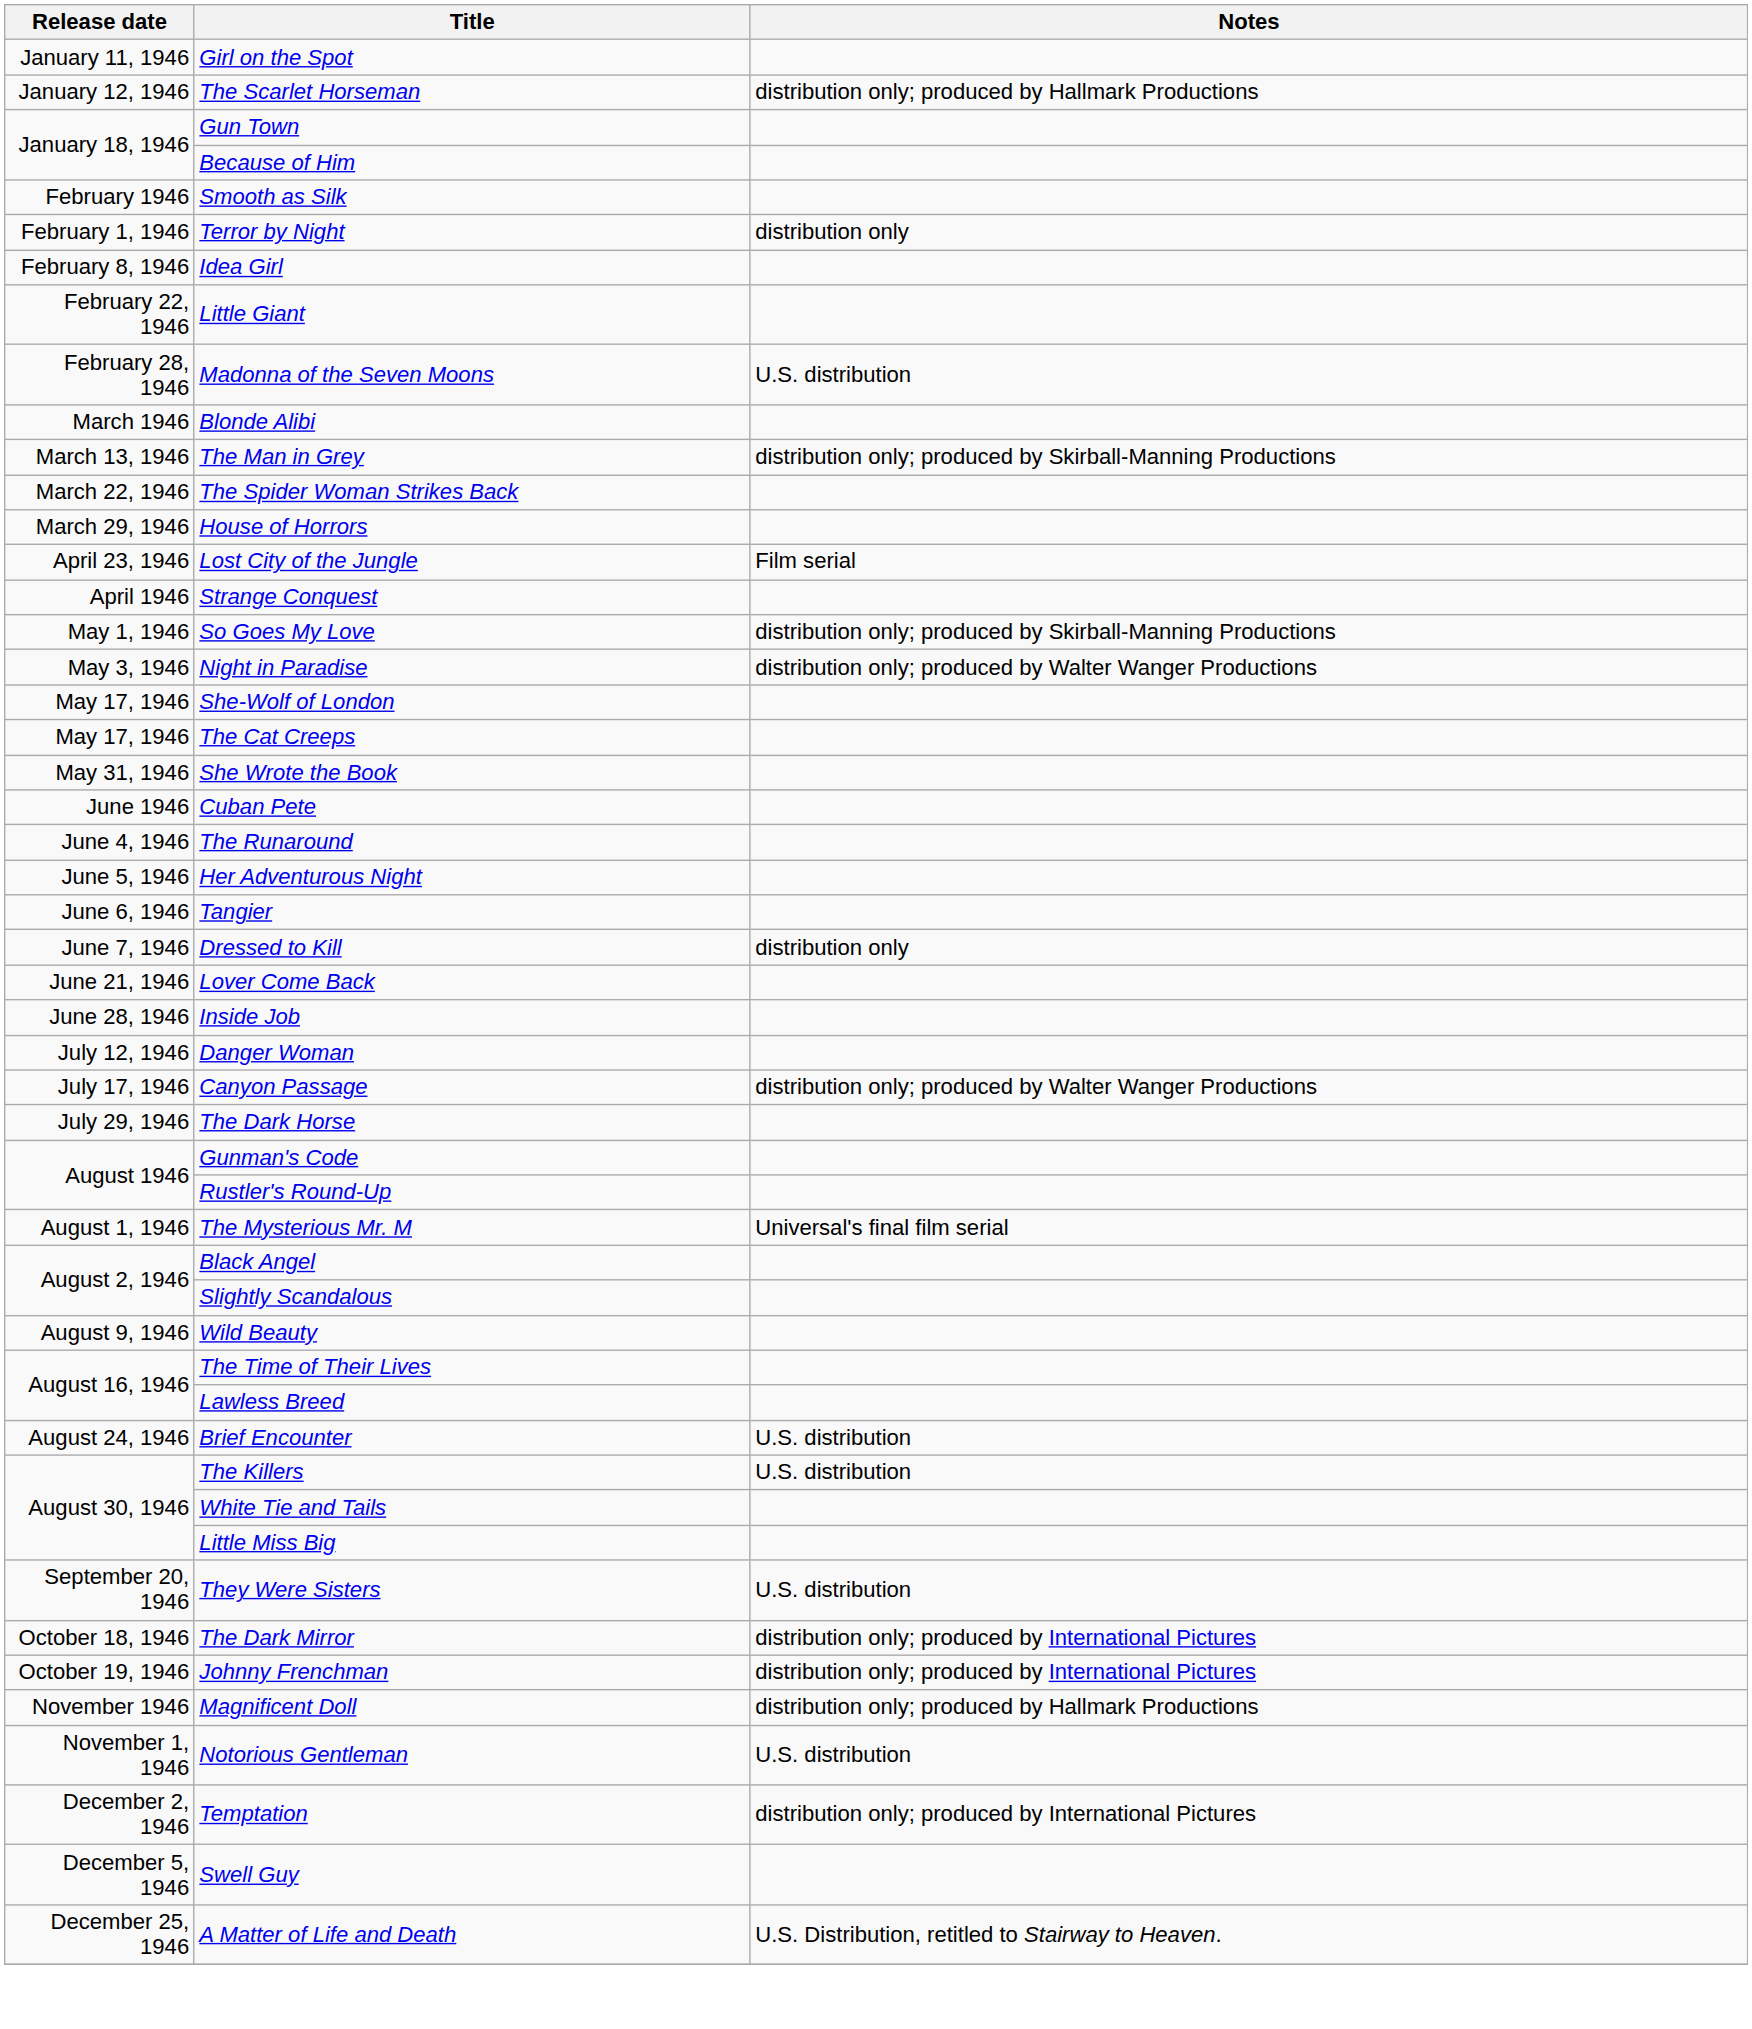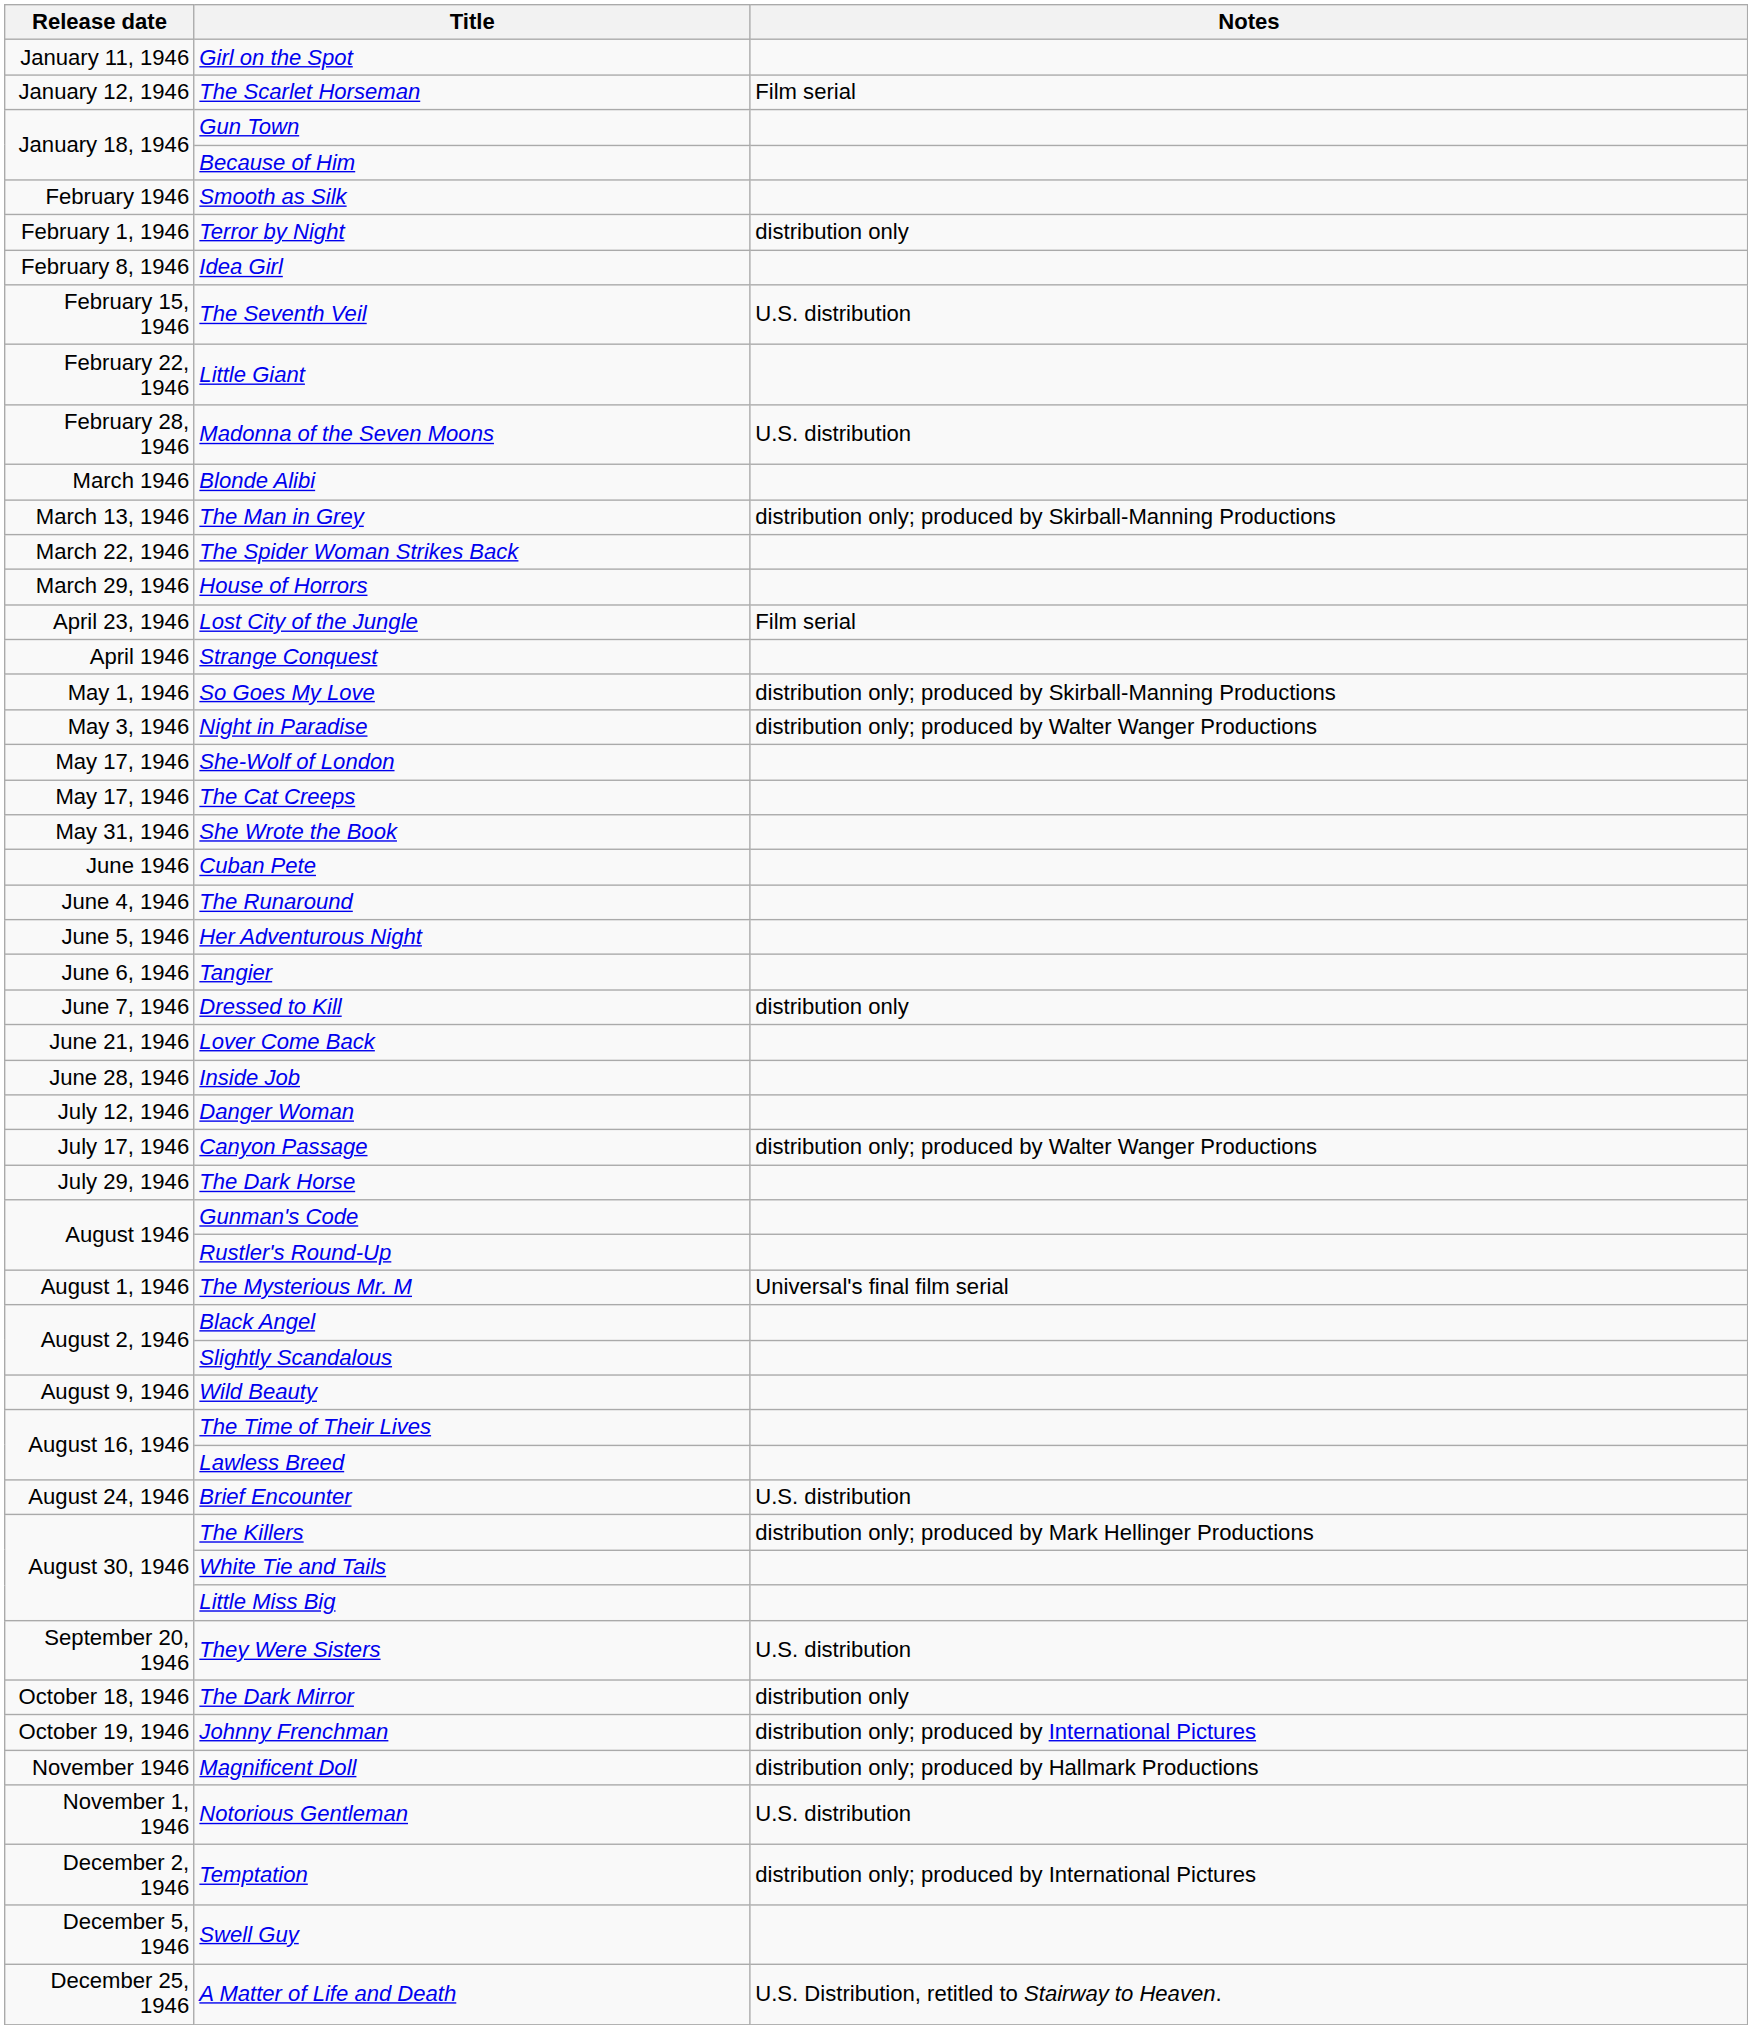(1007, 92) distribution only; produced by Hallmark Productions -> (806, 92) Film serial
+ row: (283, 314)
(833, 1472) U.S. distribution -> (1034, 1532) distribution only; produced by Mark Hellinger Productions
(1006, 1637) distribution only; produced by International Pictures -> (832, 1697) distribution only
